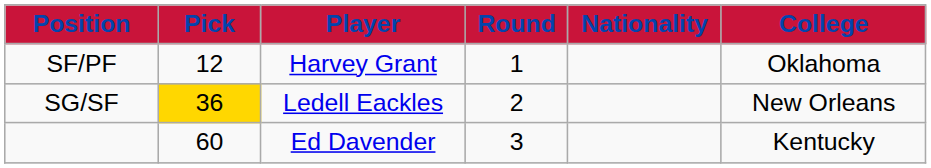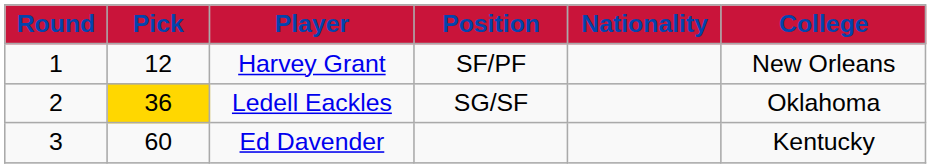columns swapped: (517, 24) <-> (82, 24)
(824, 63) Oklahoma -> (824, 63) New Orleans
(824, 102) New Orleans -> (824, 102) Oklahoma
